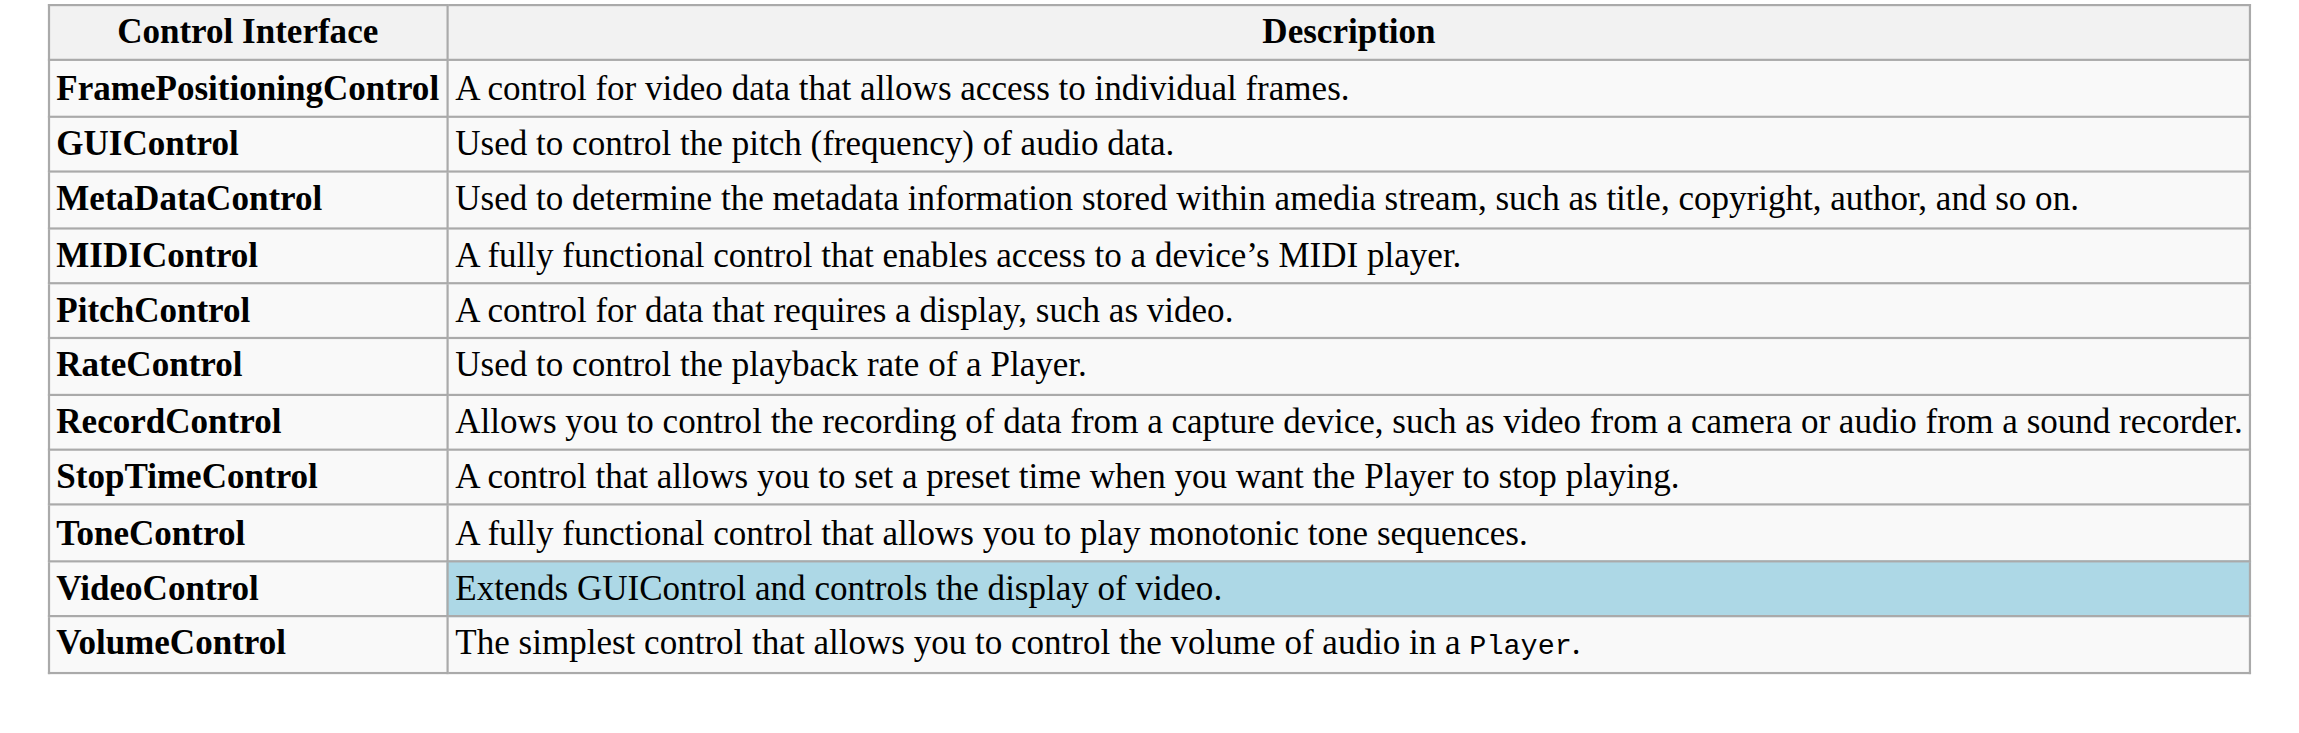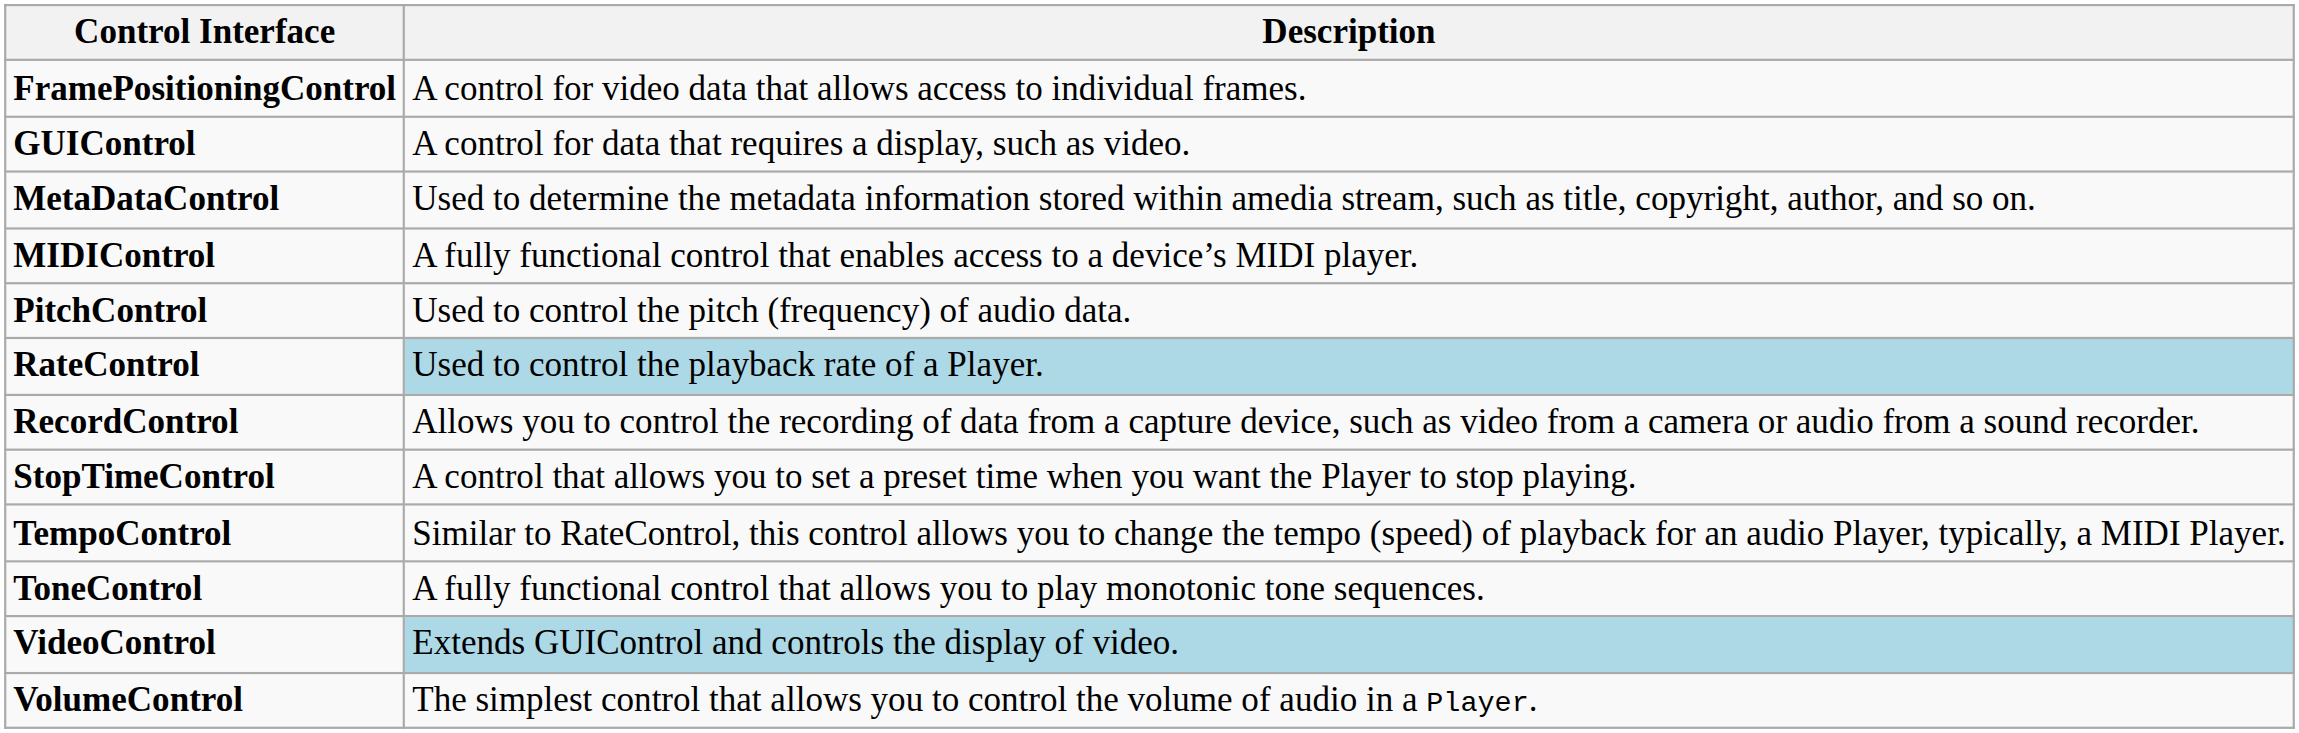(815, 143) Used to control the pitch (frequency) of audio data. -> (801, 143) A control for data that requires a display, such as video.
(844, 310) A control for data that requires a display, such as video. -> (772, 310) Used to control the pitch (frequency) of audio data.
(771, 365) no background -> (728, 365) lightblue background
+ row: (122, 532)
